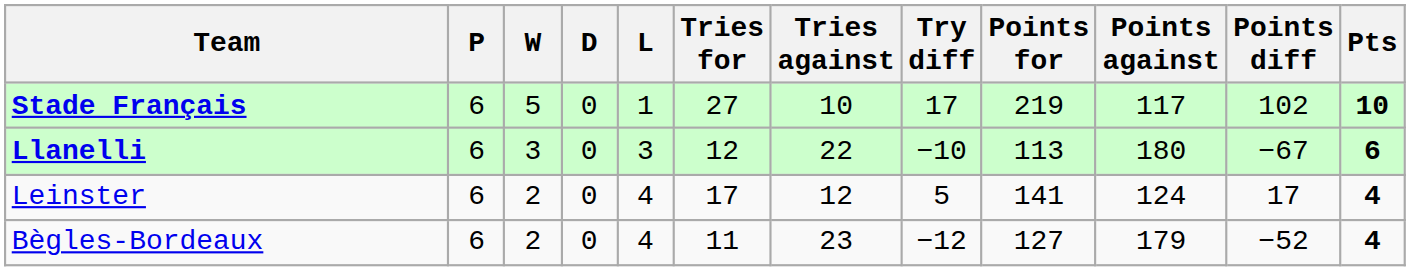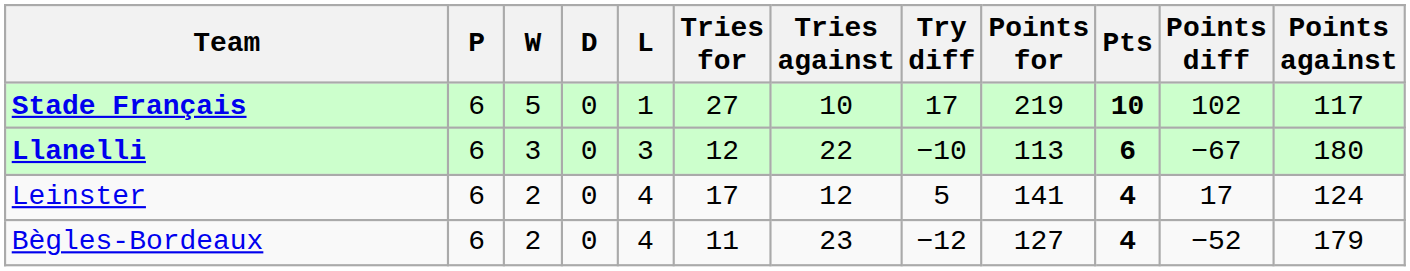columns swapped: (1161, 44) <-> (1372, 44)
